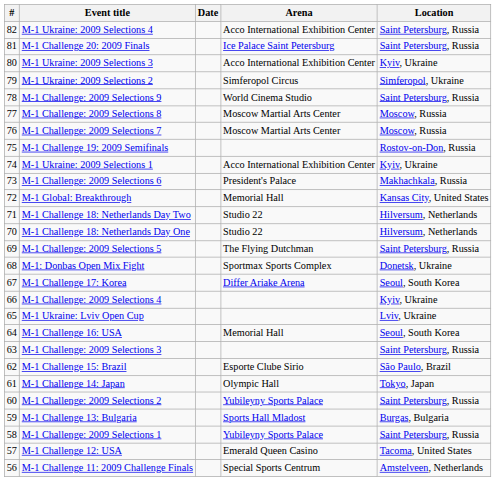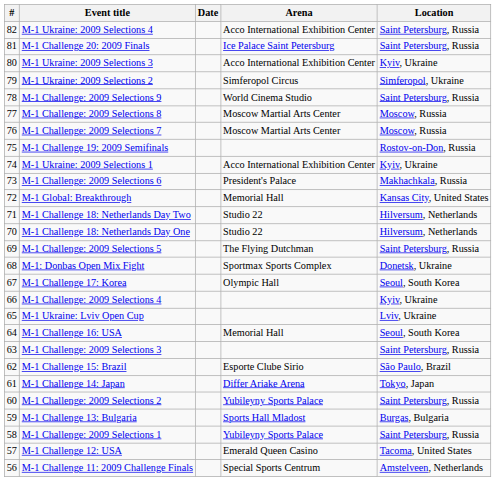(264, 283) Differ Ariake Arena -> (251, 283) Olympic Hall
(251, 384) Olympic Hall -> (264, 384) Differ Ariake Arena
